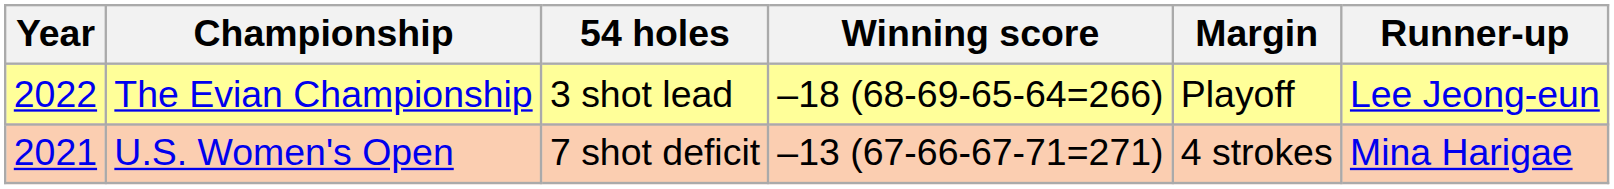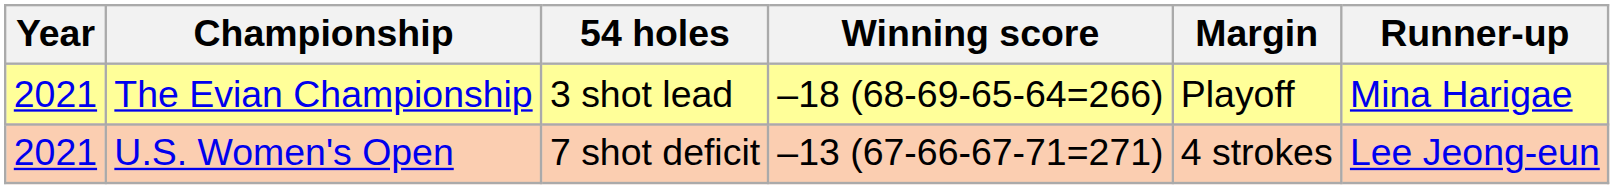(55, 93) 2022 -> (55, 93) 2021
(1475, 93) Lee Jeong-eun -> (1461, 93) Mina Harigae
(1461, 152) Mina Harigae -> (1475, 152) Lee Jeong-eun
